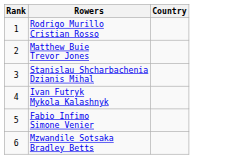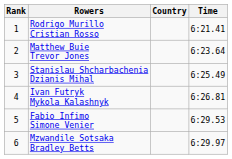+ column: (208, 11)
